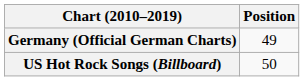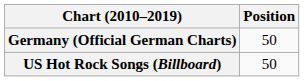(269, 40) 49 -> (269, 40) 50
